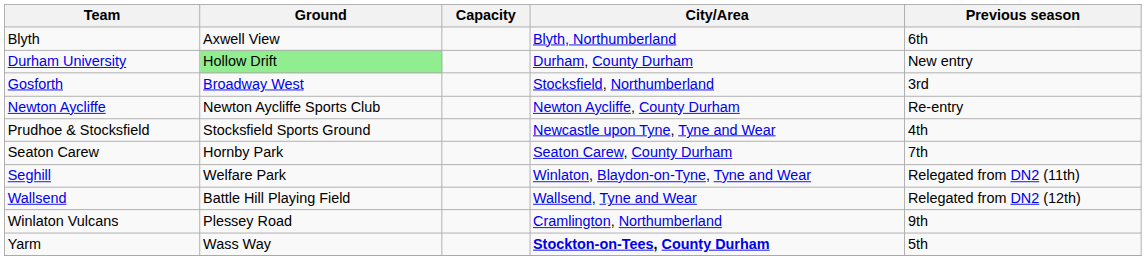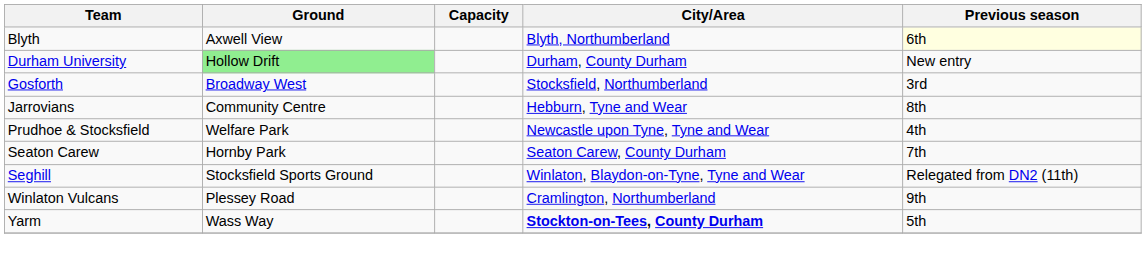(918, 38) no background -> (916, 38) lightyellow background
+ row: (41, 107)
- row: (57, 107)
(287, 130) Stocksfield Sports Ground -> (247, 130) Welfare Park
(245, 175) Welfare Park -> (289, 175) Stocksfield Sports Ground
- row: (37, 198)
